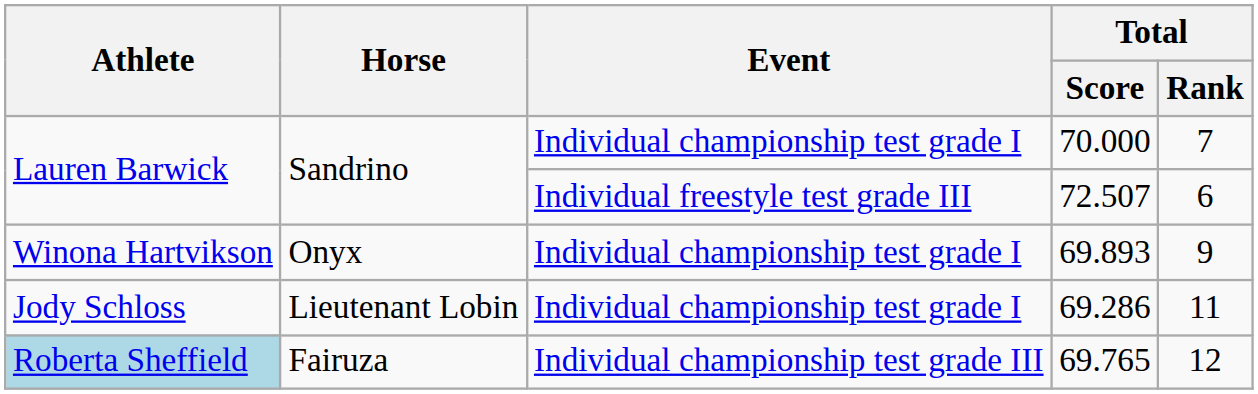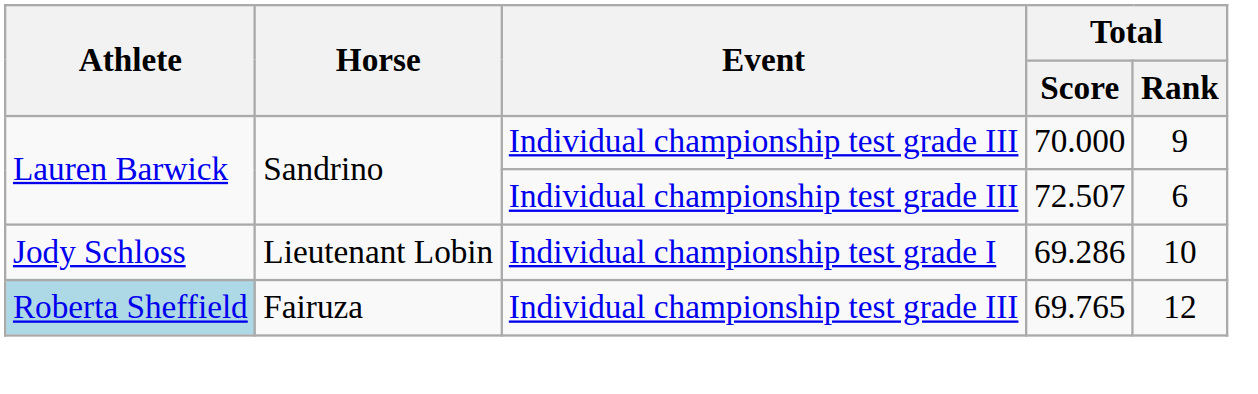(778, 142) Individual championship test grade I -> (764, 142) Individual championship test grade III
(1205, 142) 7 -> (1180, 142) 9
(753, 196) Individual freestyle test grade III -> (764, 196) Individual championship test grade III
- row: (1105, 251)
(1205, 306) 11 -> (1180, 251) 10
